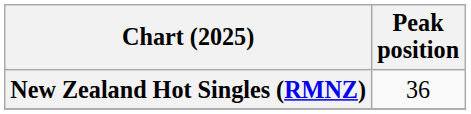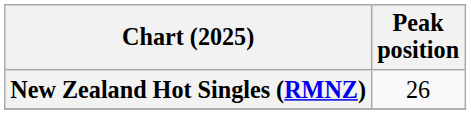(418, 89) 36 -> (418, 89) 26
